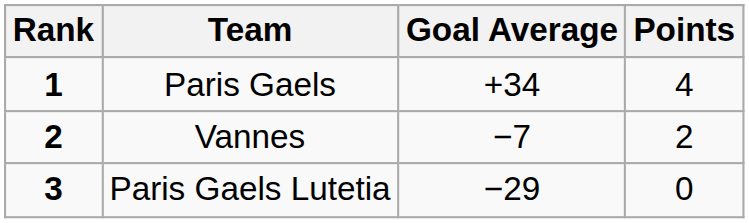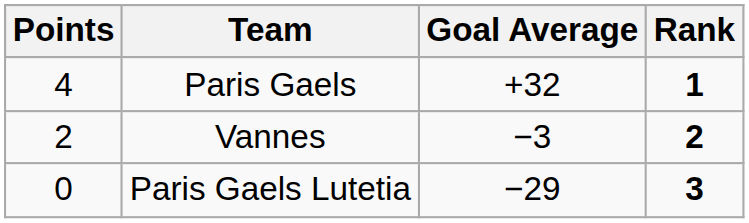columns swapped: (53, 30) <-> (684, 30)
(512, 83) +34 -> (532, 83) +32
(512, 136) −7 -> (532, 136) −3
